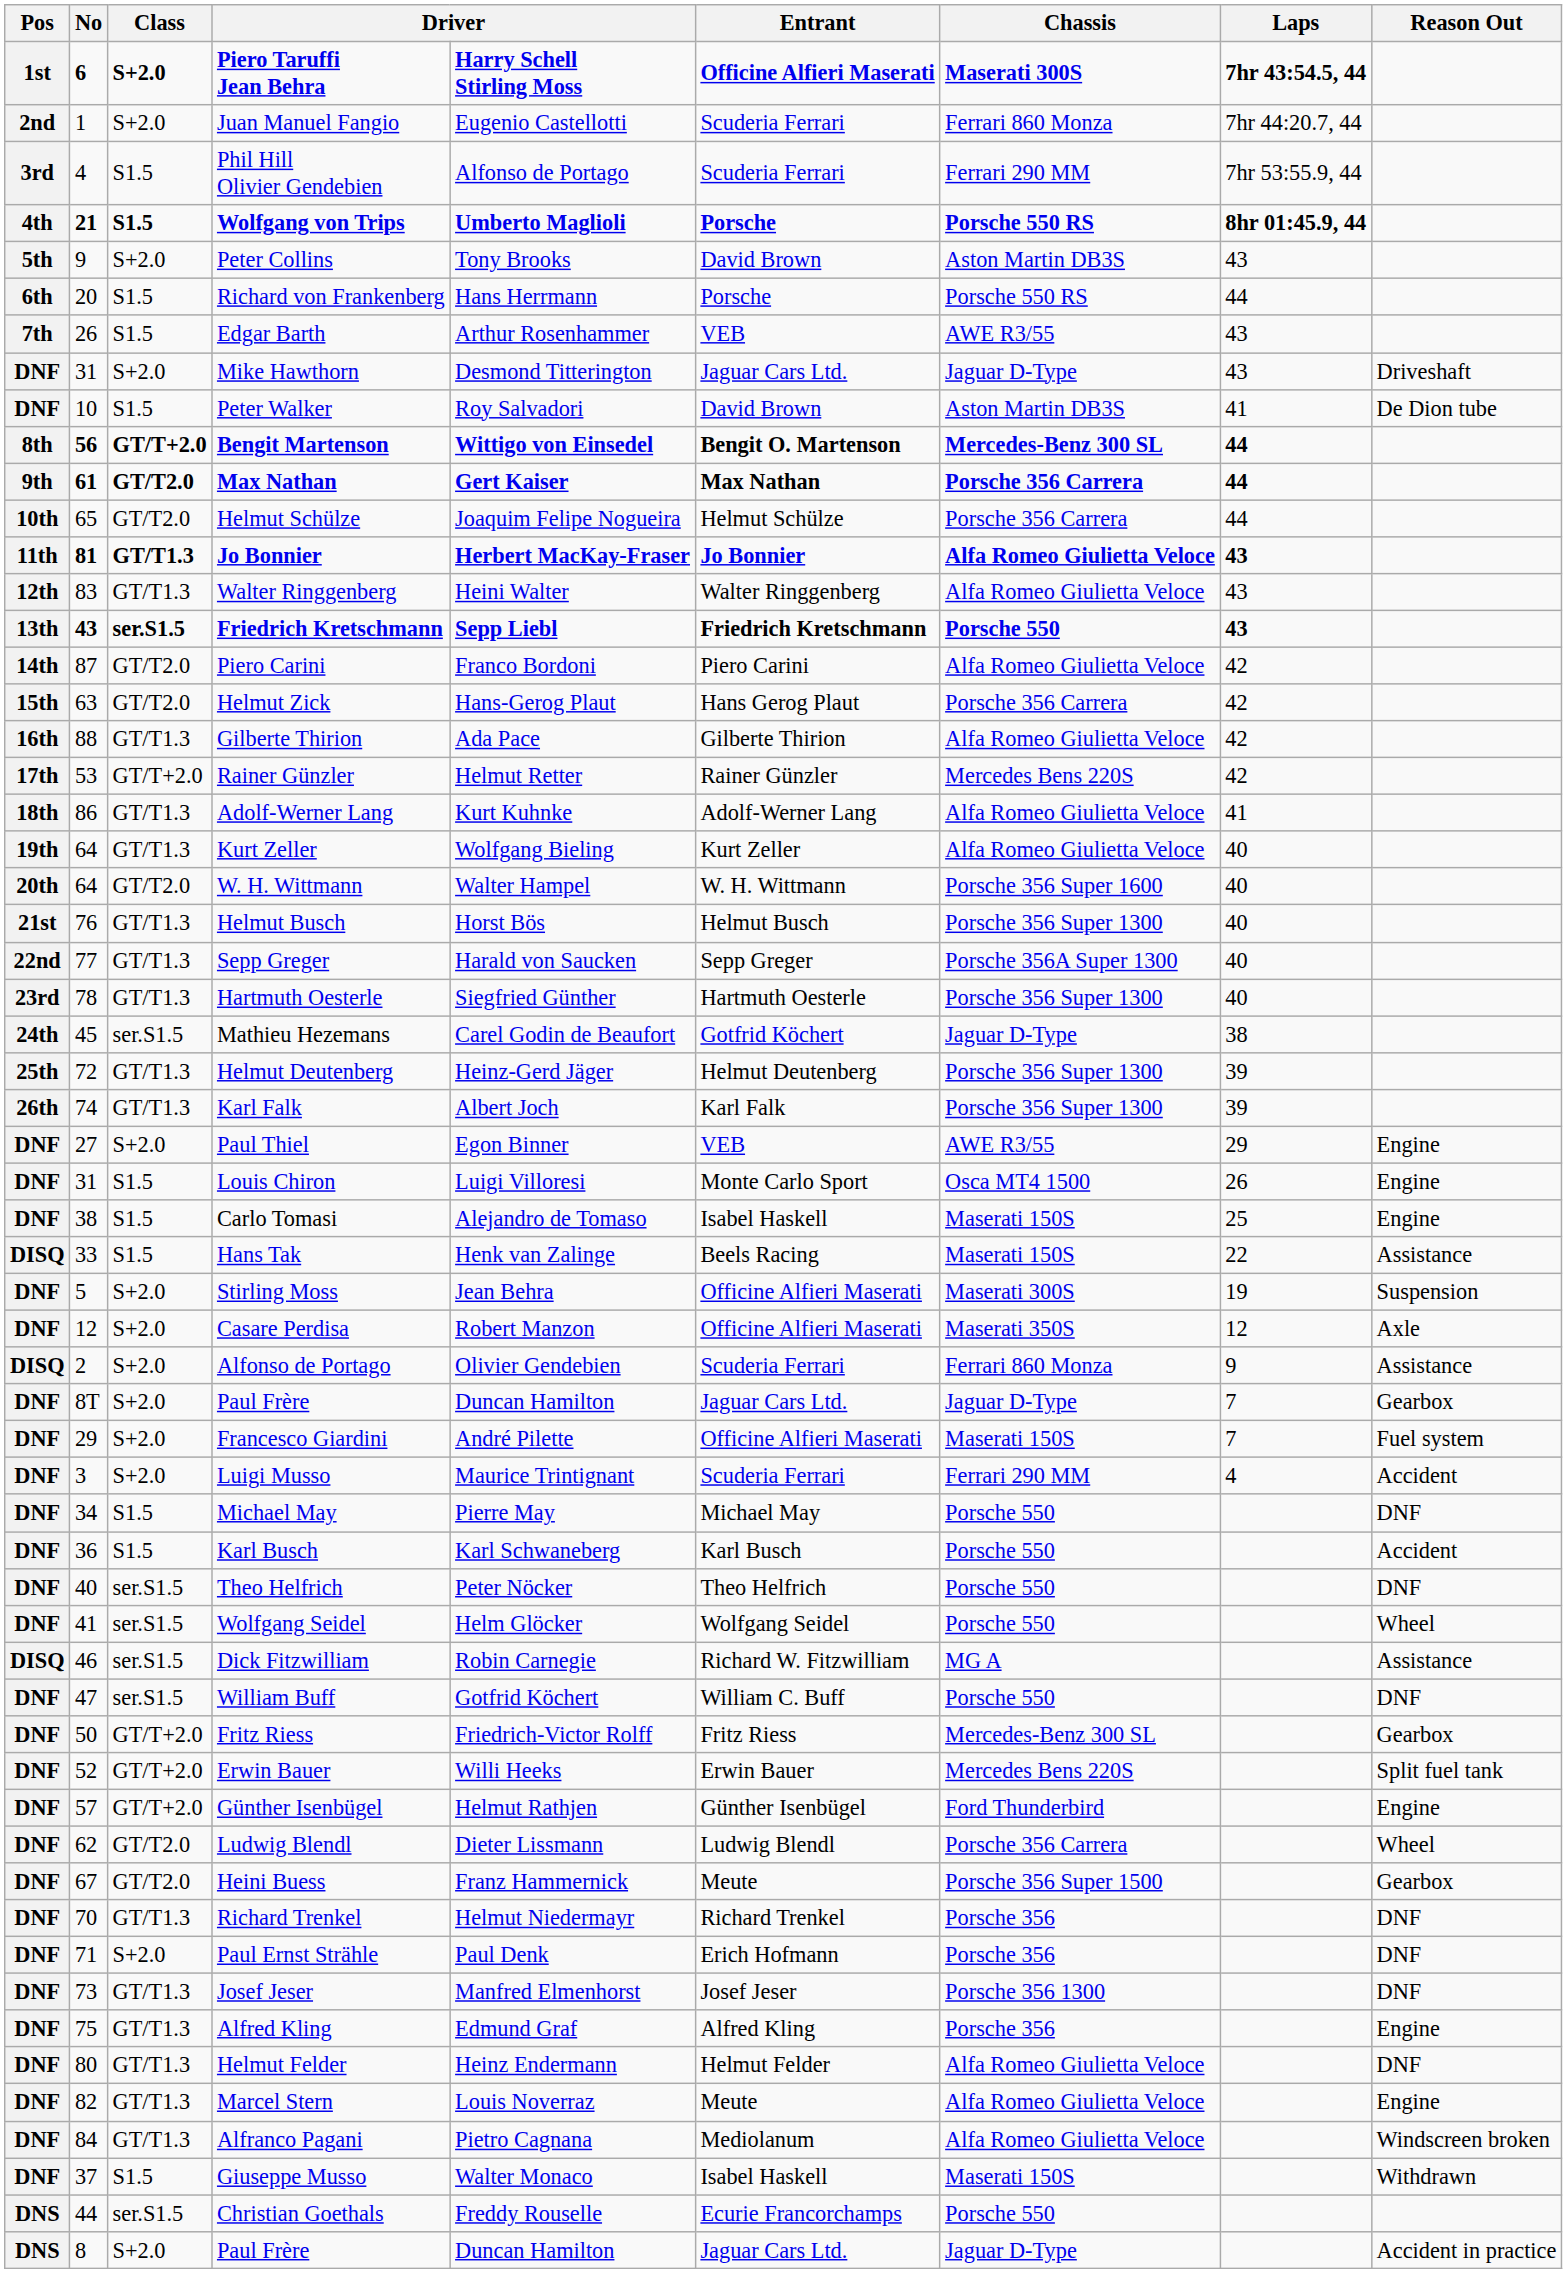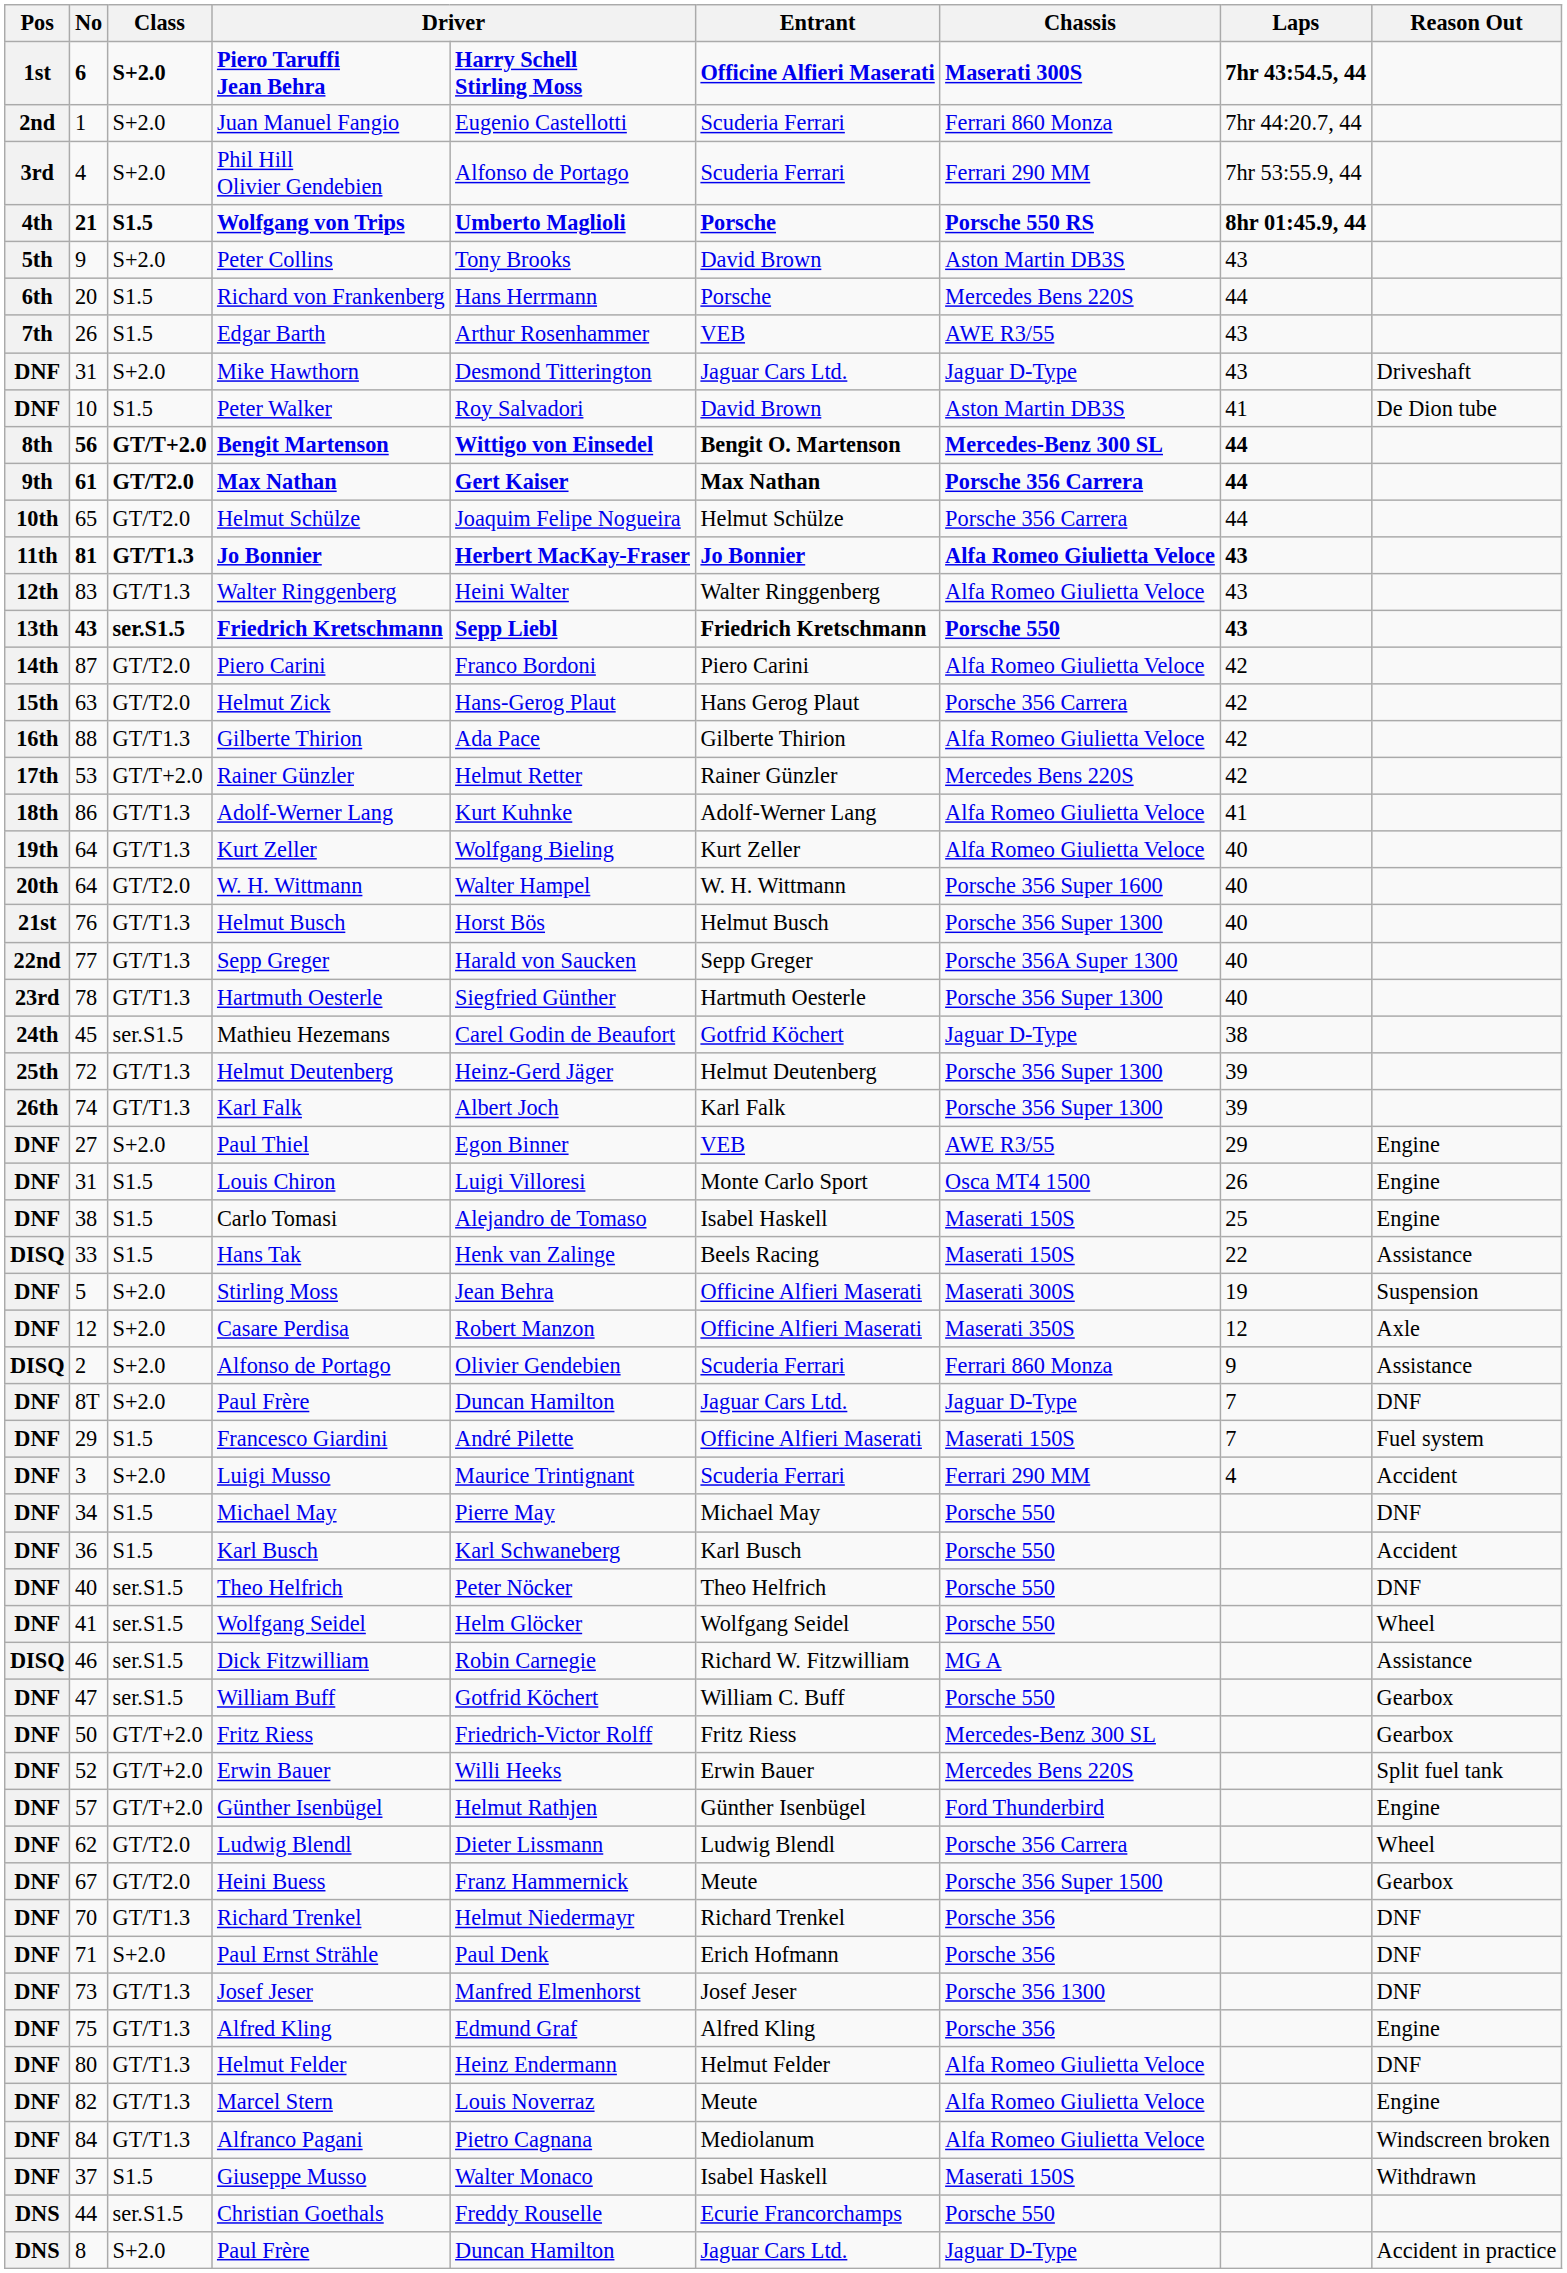(133, 173) S1.5 -> (139, 173) S+2.0
(1016, 297) Porsche 550 RS -> (1039, 297) Mercedes Bens 220S
(1415, 1402) Gearbox -> (1399, 1402) DNF
(139, 1439) S+2.0 -> (133, 1439) S1.5
(1399, 1697) DNF -> (1415, 1697) Gearbox
